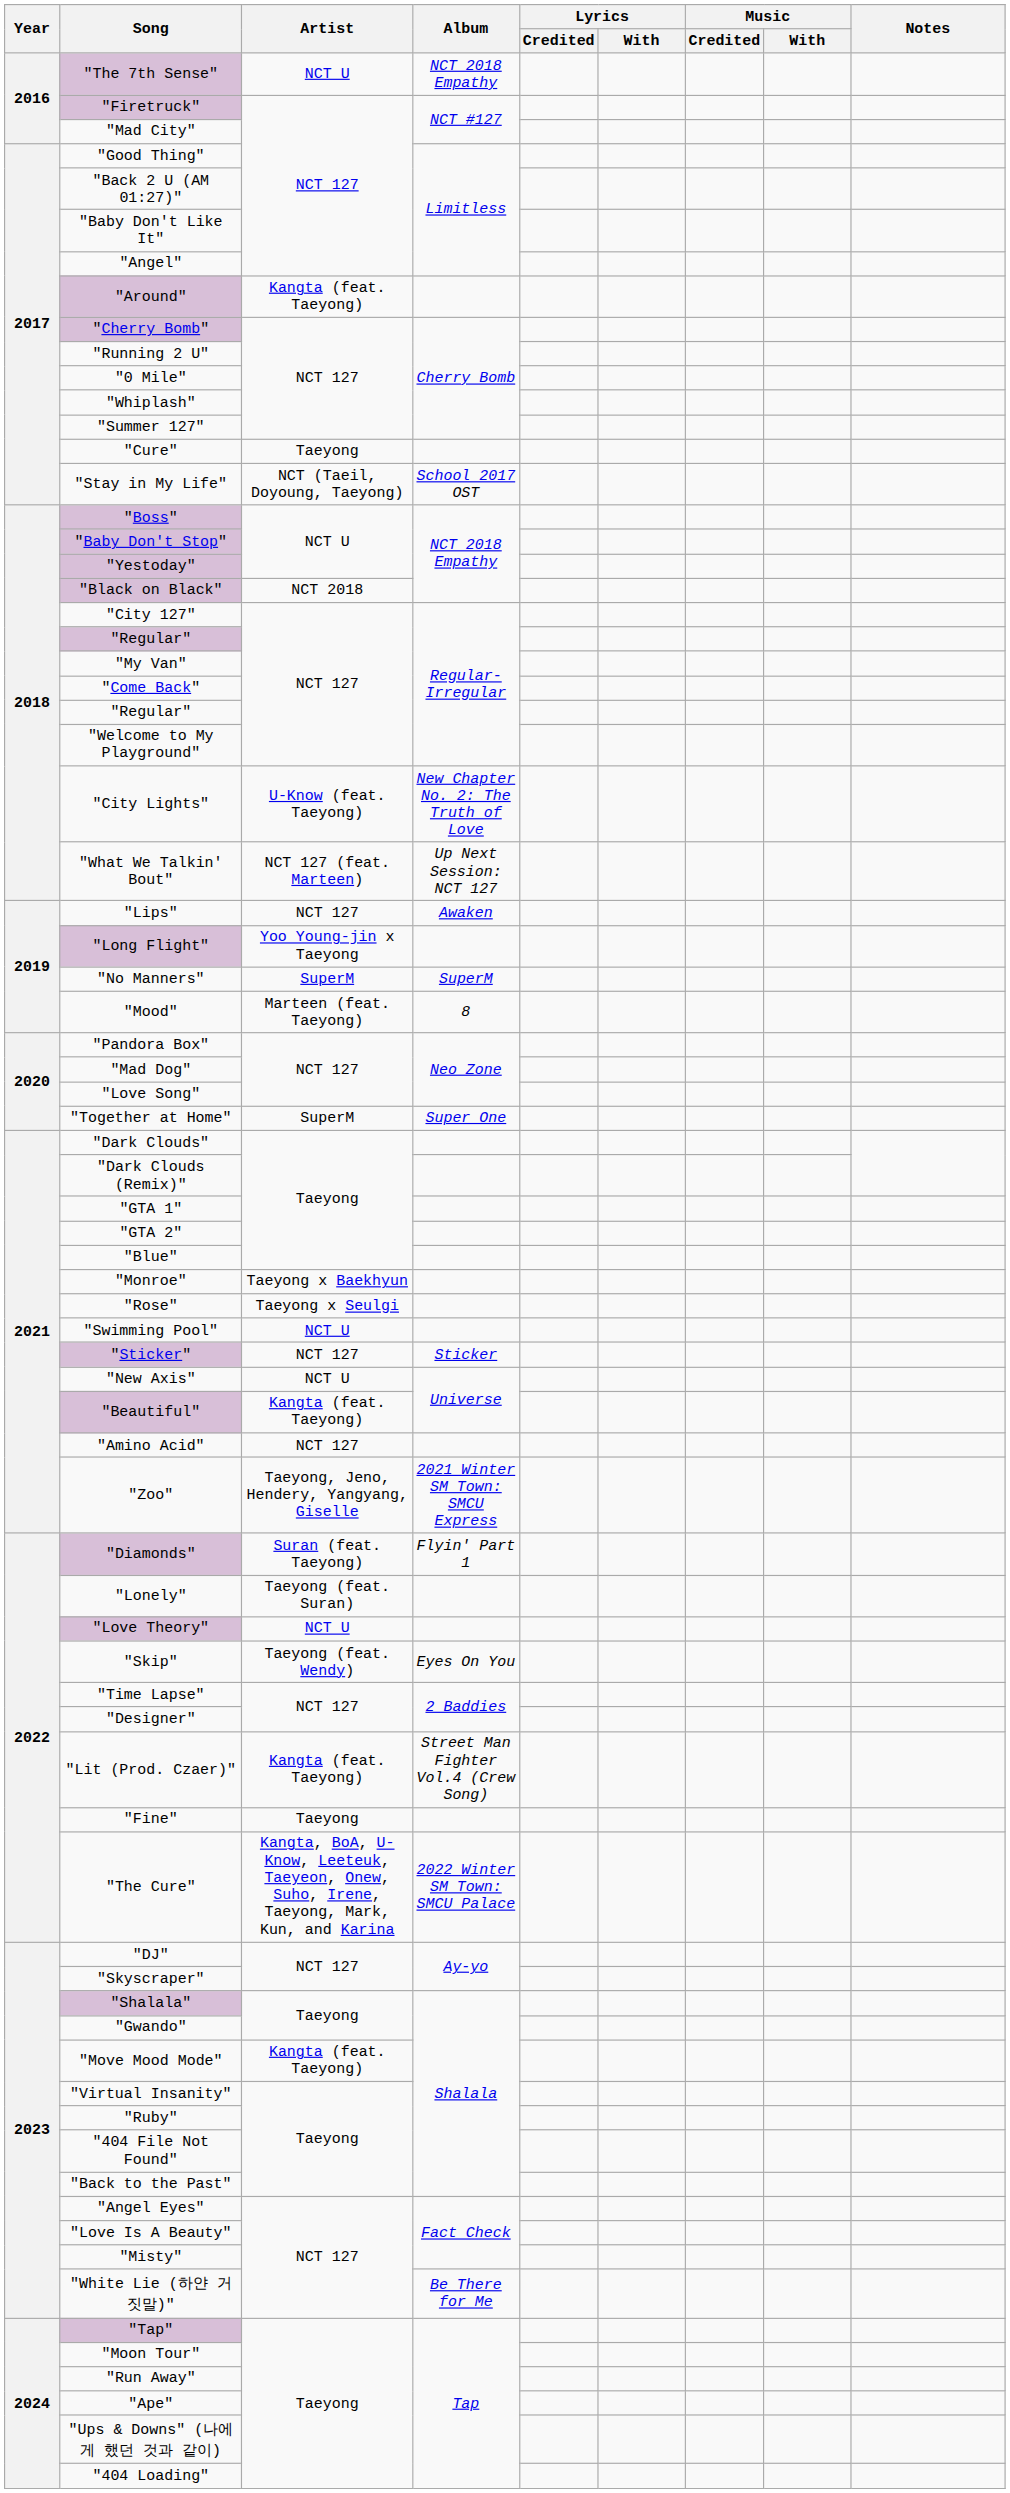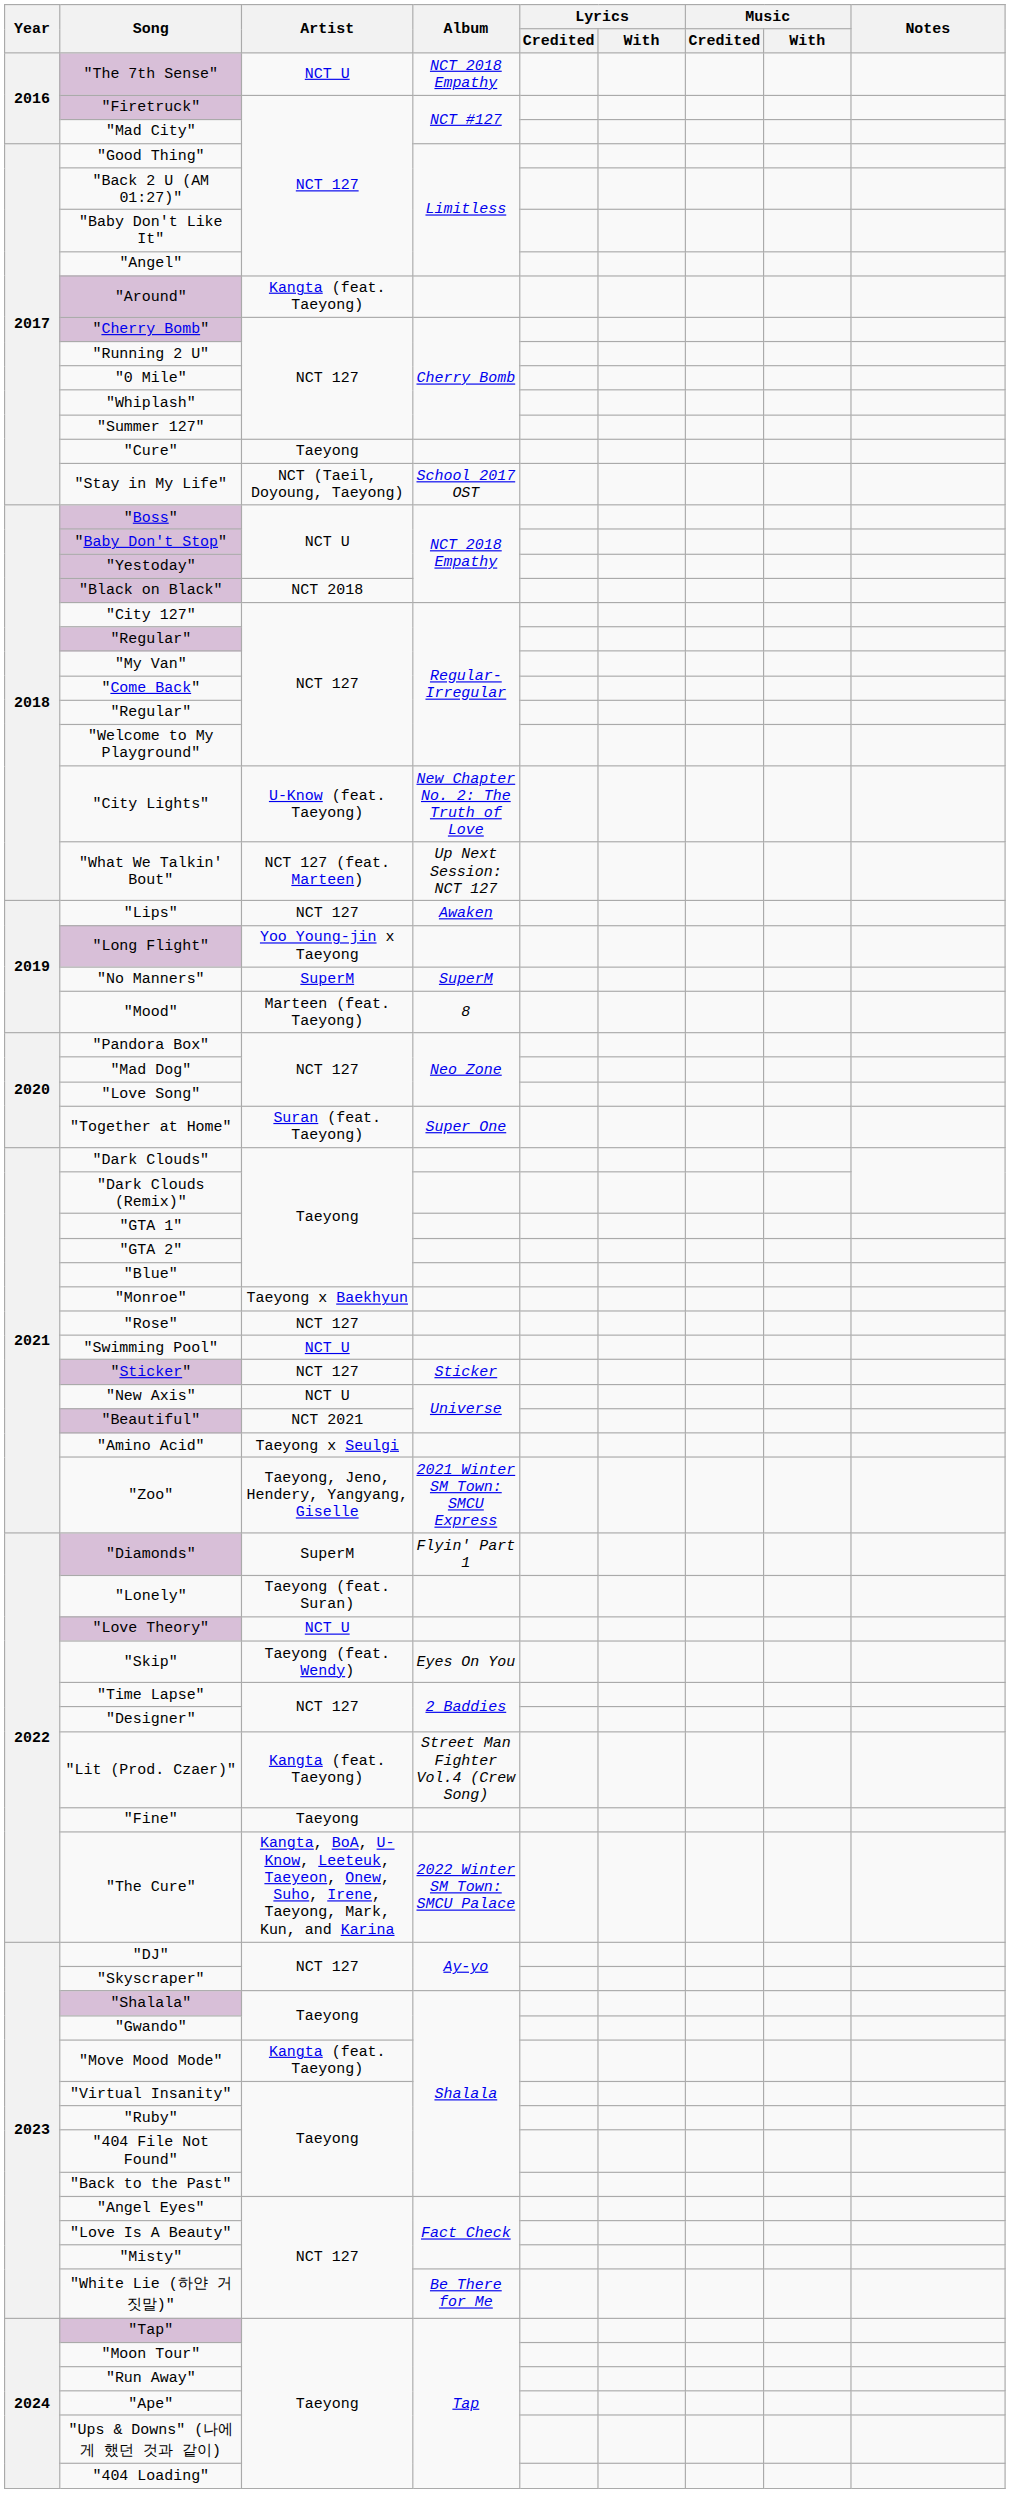(327, 1118) SuperM -> (327, 1127) Suran (feat. Taeyong)
(327, 1306) Taeyong x Seulgi -> (327, 1323) NCT 127
(327, 1412) Kangta (feat. Taeyong) -> (327, 1421) NCT 2021
(327, 1445) NCT 127 -> (327, 1445) Taeyong x Seulgi
(327, 1554) Suran (feat. Taeyong) -> (327, 1554) SuperM
